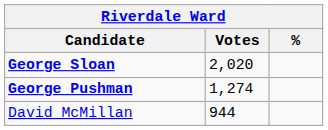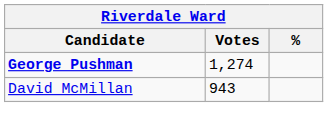- row: (61, 65)
(222, 113) 944 -> (222, 89) 943
